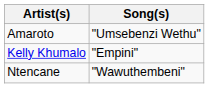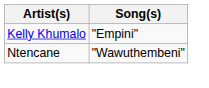- row: (31, 33)
